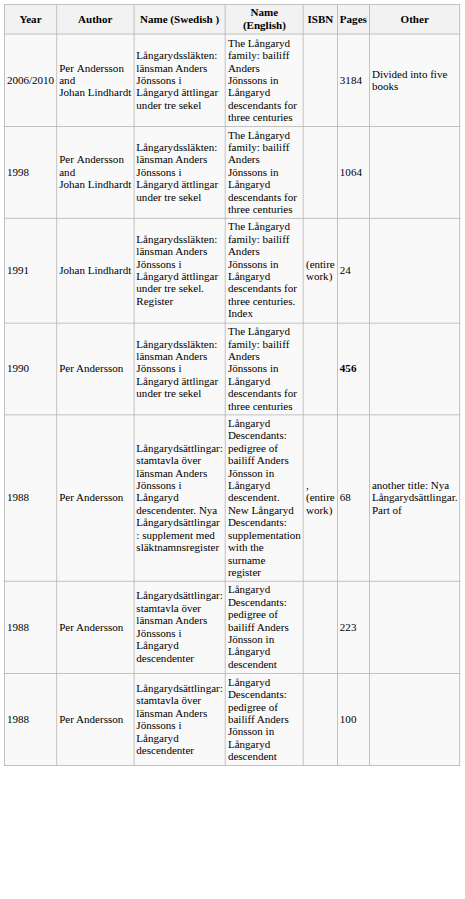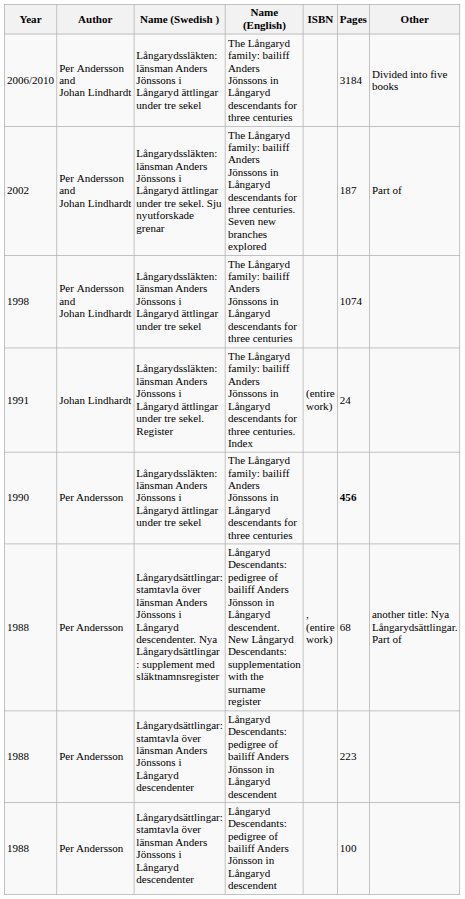+ row: (18, 191)
(351, 172) 1064 -> (351, 301) 1074
